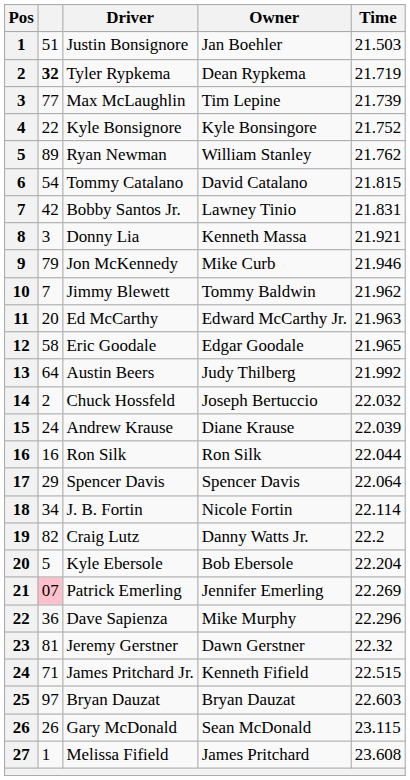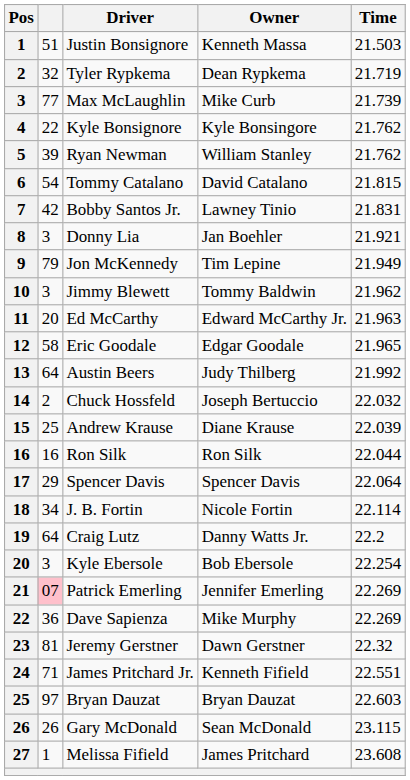(242, 45) Jan Boehler -> (254, 45) Kenneth Massa
(50, 72) bold -> (50, 72) normal
(241, 99) Tim Lepine -> (239, 99) Mike Curb
(378, 126) 21.752 -> (378, 126) 21.762
(50, 154) 89 -> (50, 154) 39
(254, 235) Kenneth Massa -> (242, 235) Jan Boehler
(239, 263) Mike Curb -> (241, 263) Tim Lepine
(378, 263) 21.946 -> (378, 263) 21.949
(46, 290) 7 -> (46, 290) 3
(50, 426) 24 -> (50, 426) 25
(50, 535) 82 -> (50, 535) 64
(46, 563) 5 -> (46, 563) 3
(378, 563) 22.204 -> (378, 563) 22.254
(378, 617) 22.296 -> (378, 617) 22.269
(378, 672) 22.515 -> (378, 672) 22.551
